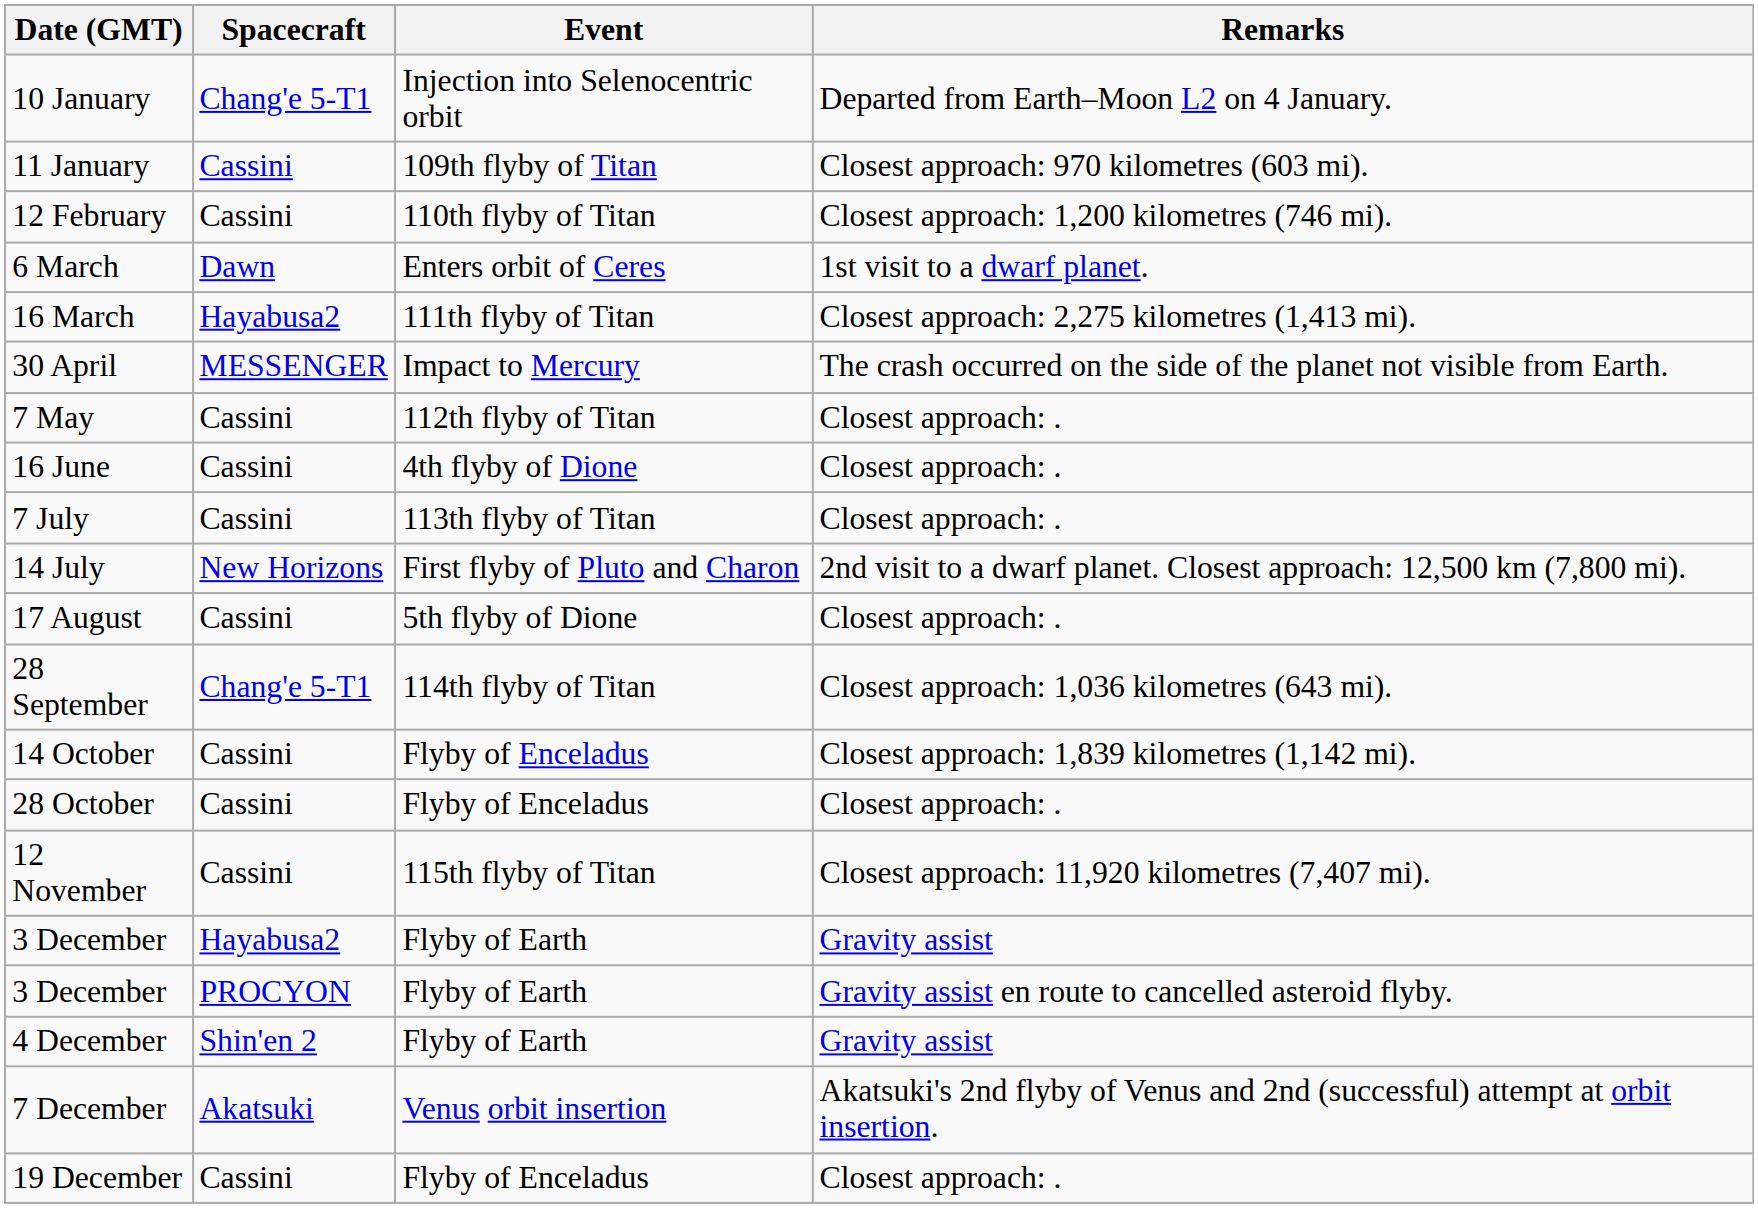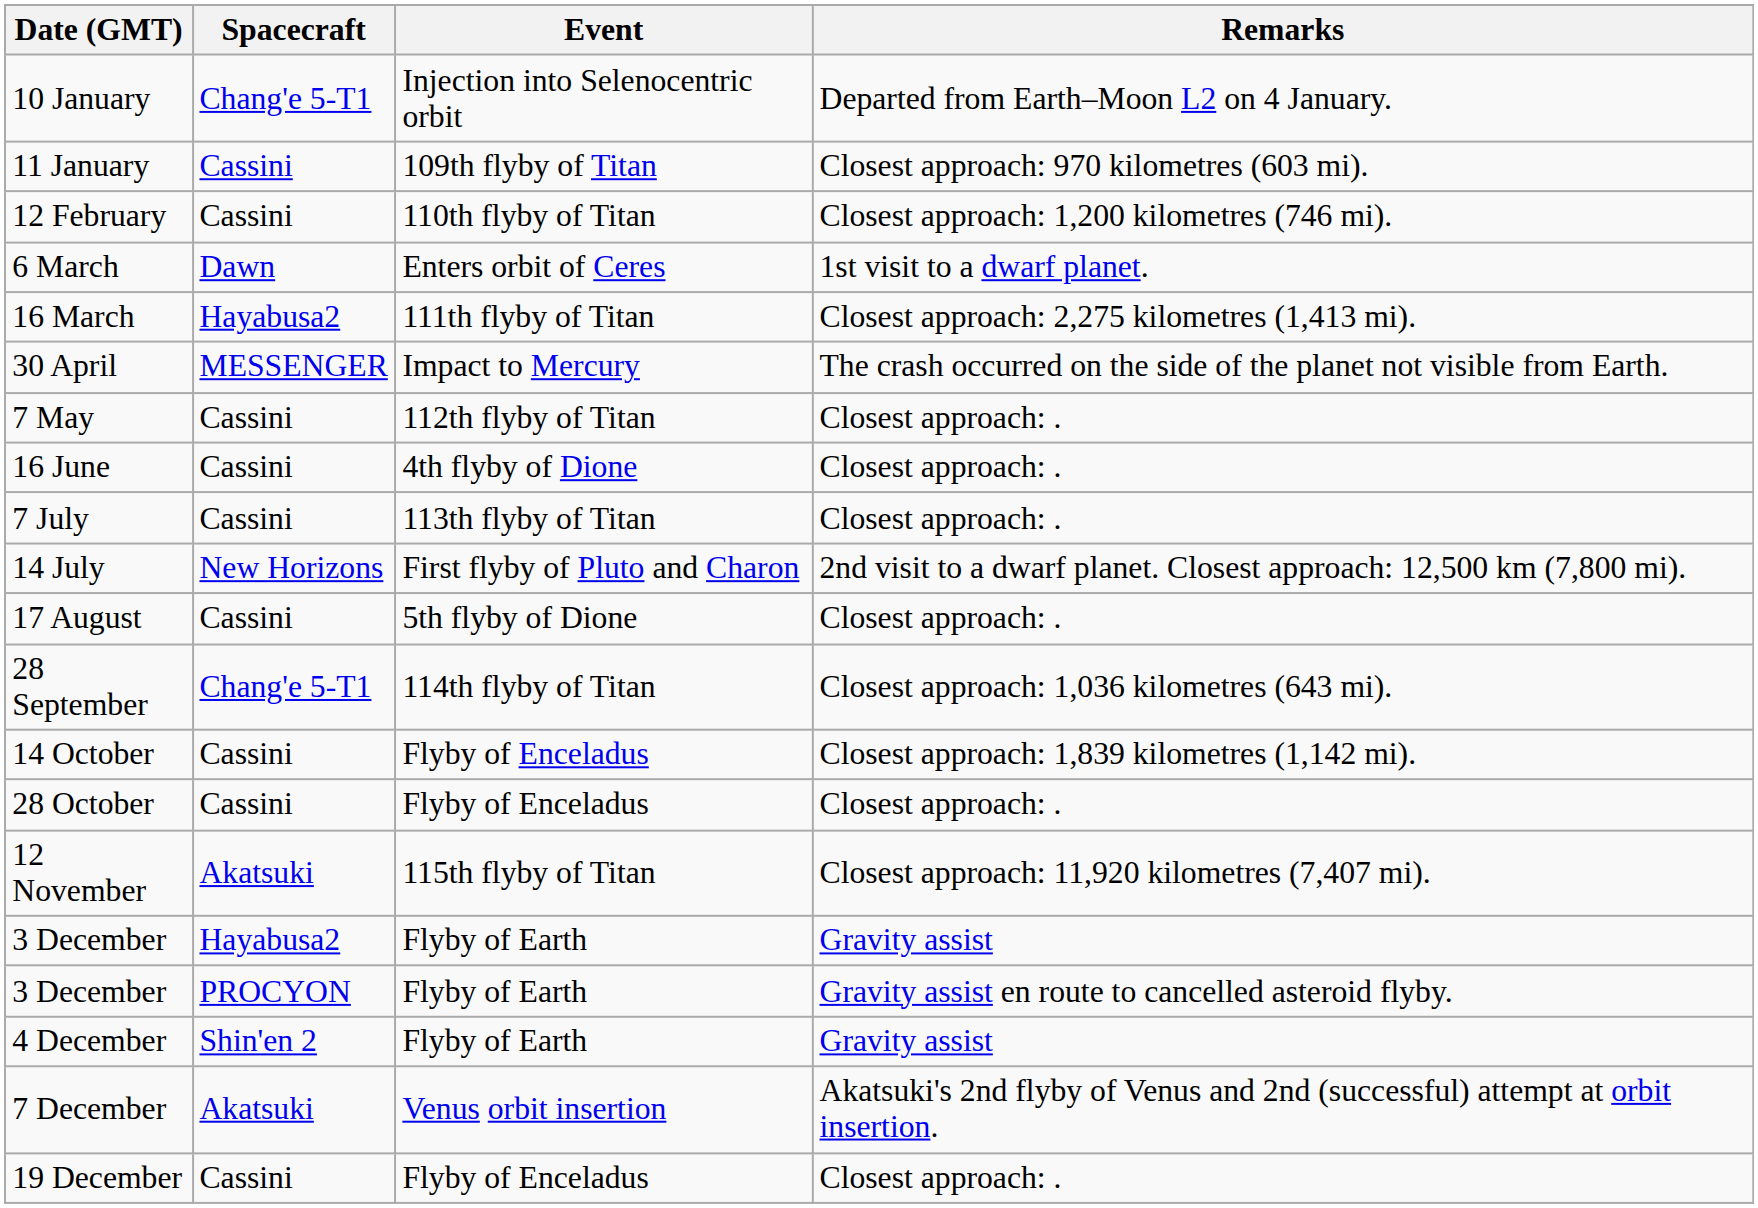(246, 872) Cassini -> (257, 872) Akatsuki
